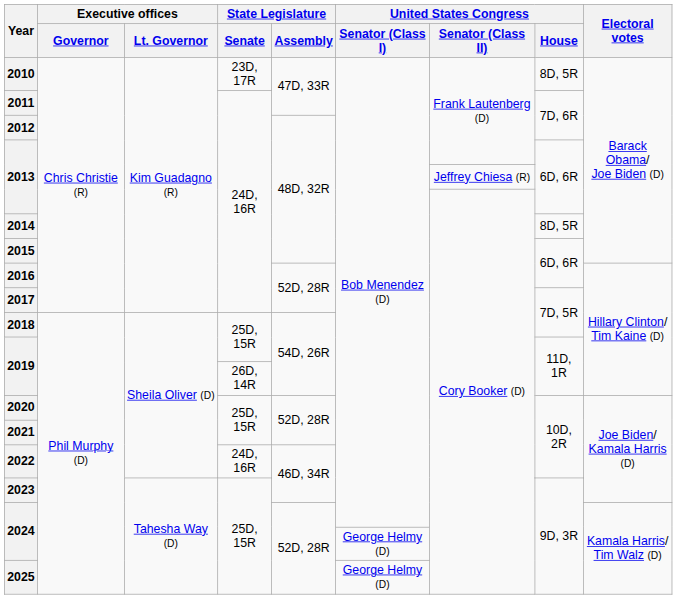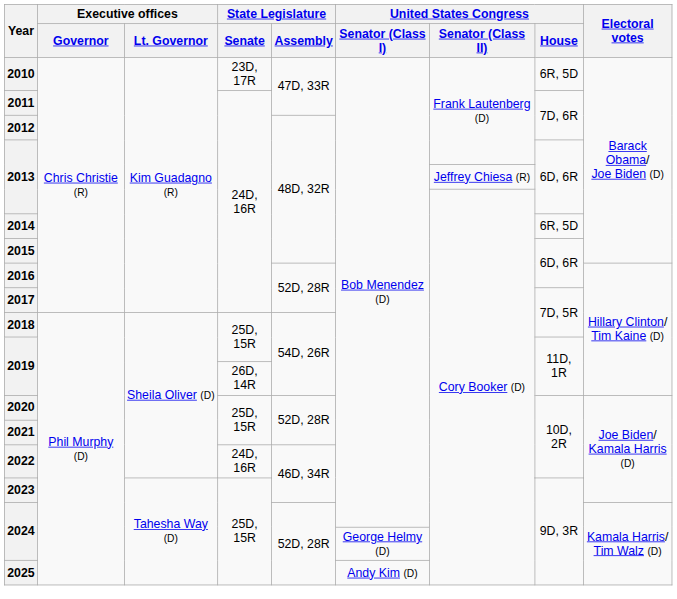(559, 74) 8D, 5R -> (559, 74) 6R, 5D
(559, 226) 8D, 5R -> (559, 226) 6R, 5D
(382, 577) George Helmy (D) -> (382, 572) Andy Kim (D)
